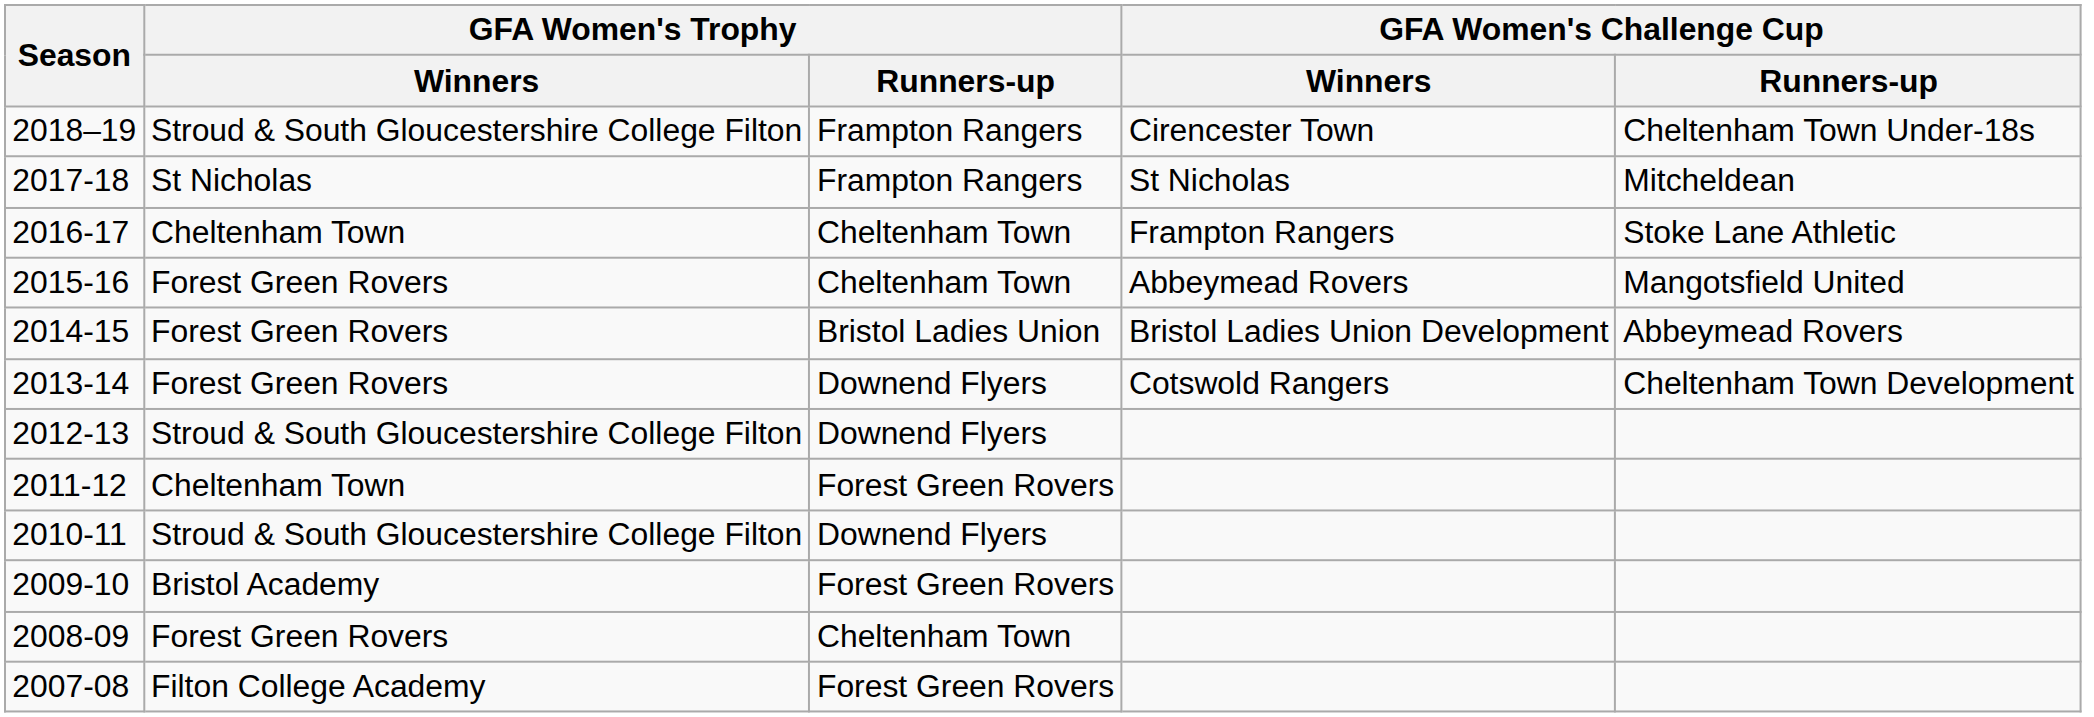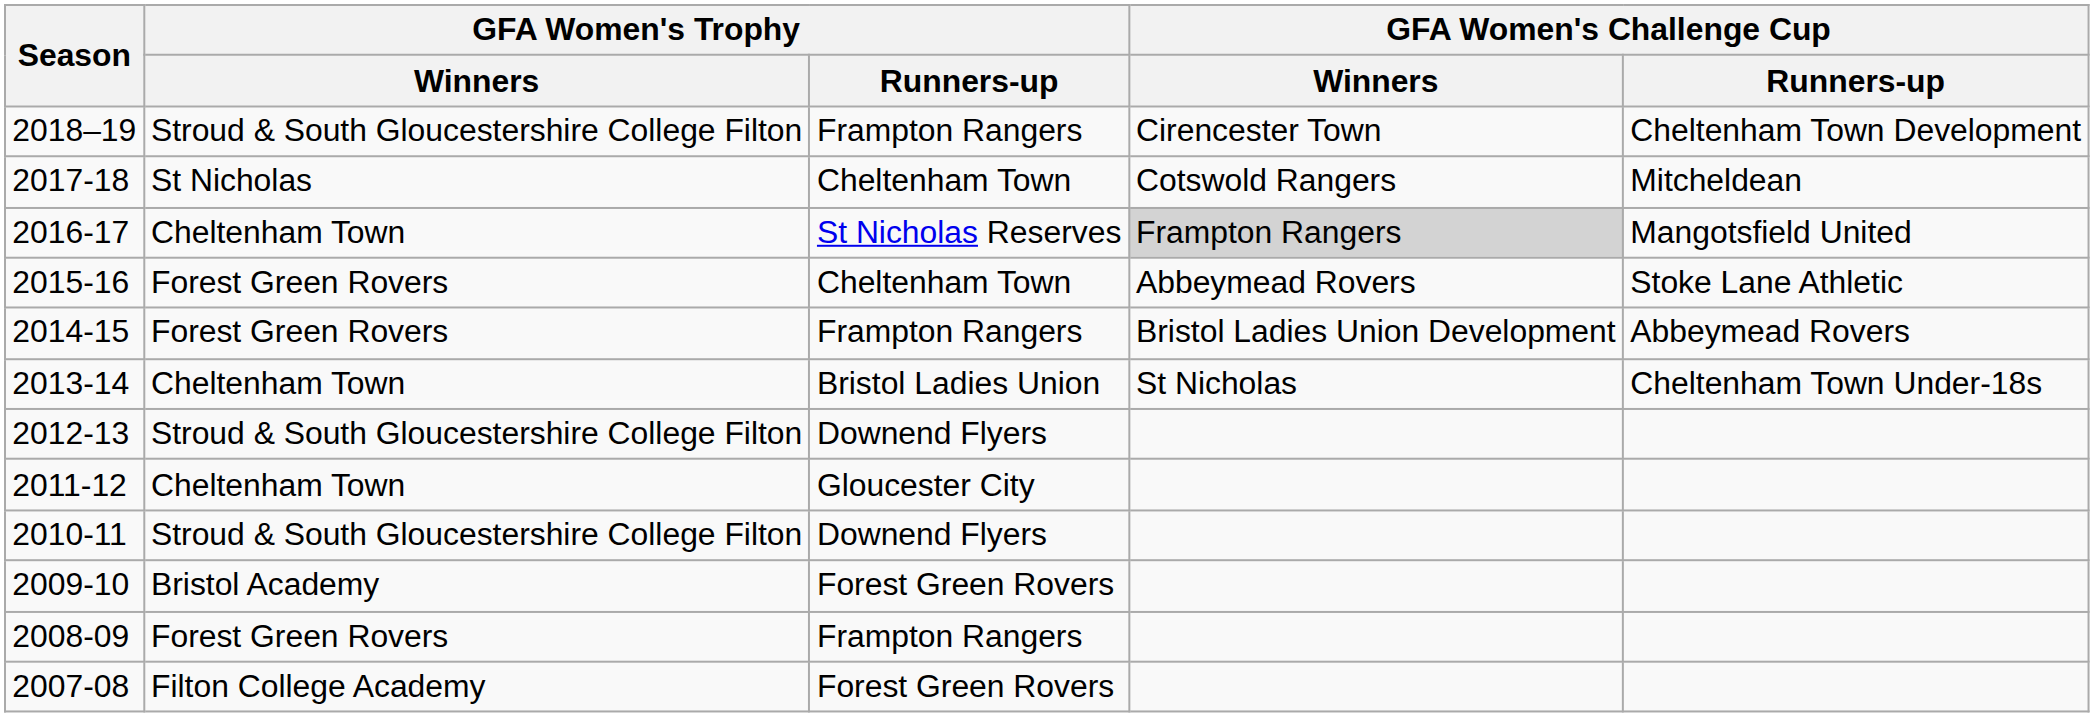(1829, 130) Cheltenham Town Under-18s -> (1856, 130) Cheltenham Town Development
(950, 181) Frampton Rangers -> (944, 181) Cheltenham Town
(1209, 181) St Nicholas -> (1266, 181) Cotswold Rangers
(944, 231) Cheltenham Town -> (969, 231) St Nicholas Reserves
(1262, 231) no background -> (1269, 231) lightgrey background
(1760, 231) Stoke Lane Athletic -> (1771, 231) Mangotsfield United
(1764, 282) Mangotsfield United -> (1767, 282) Stoke Lane Athletic
(959, 332) Bristol Ladies Union -> (950, 332) Frampton Rangers
(300, 383) Forest Green Rovers -> (278, 383) Cheltenham Town
(932, 383) Downend Flyers -> (959, 383) Bristol Ladies Union
(1259, 383) Cotswold Rangers -> (1217, 383) St Nicholas
(1849, 383) Cheltenham Town Development -> (1836, 383) Cheltenham Town Under-18s
(966, 484) Forest Green Rovers -> (926, 484) Gloucester City
(944, 635) Cheltenham Town -> (950, 635) Frampton Rangers
